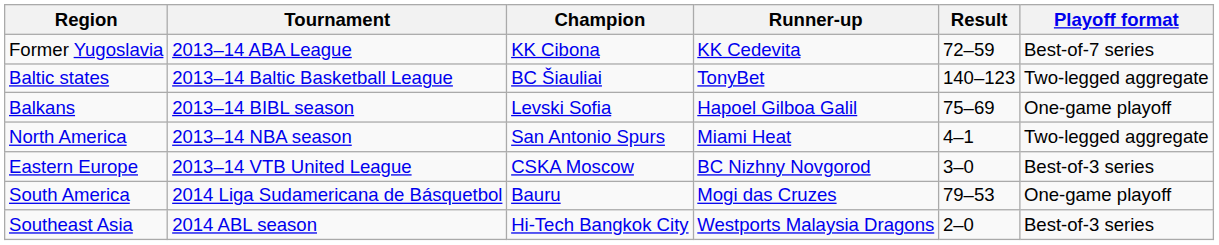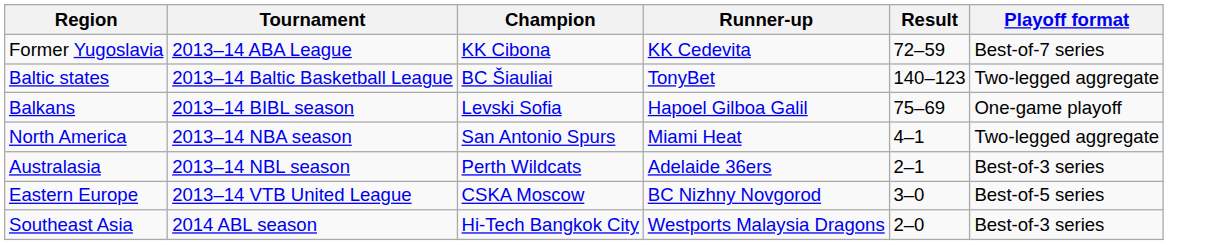+ row: (55, 166)
(1089, 166) Best-of-3 series -> (1039, 196) Best-of-5 series
- row: (69, 196)
